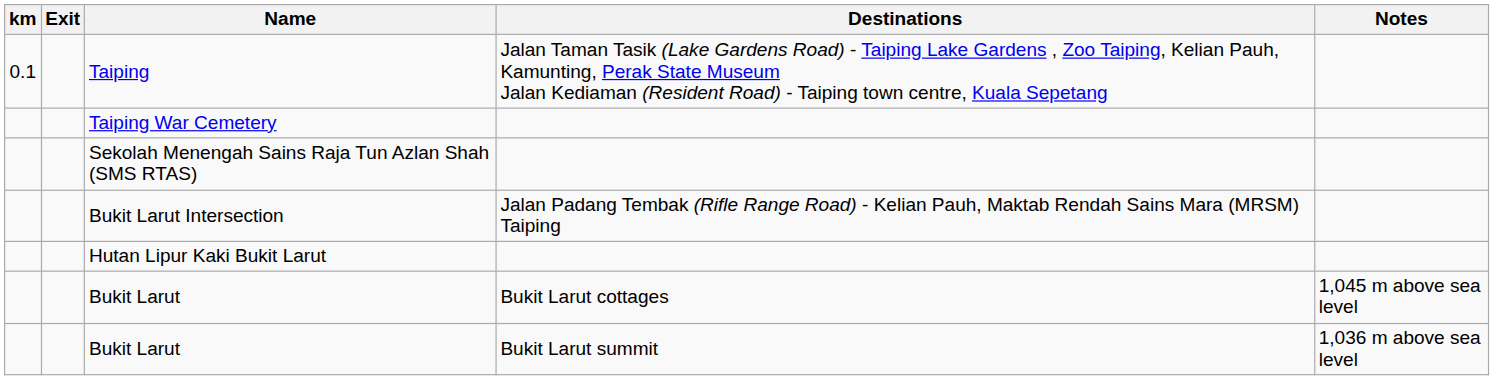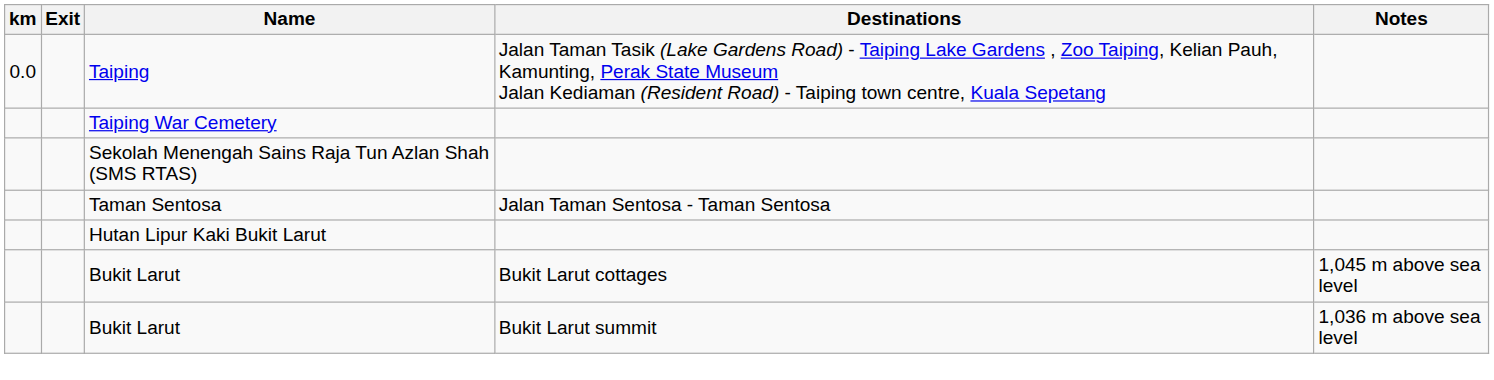(23, 71) 0.1 -> (23, 71) 0.0
+ row: (155, 204)
- row: (186, 215)
